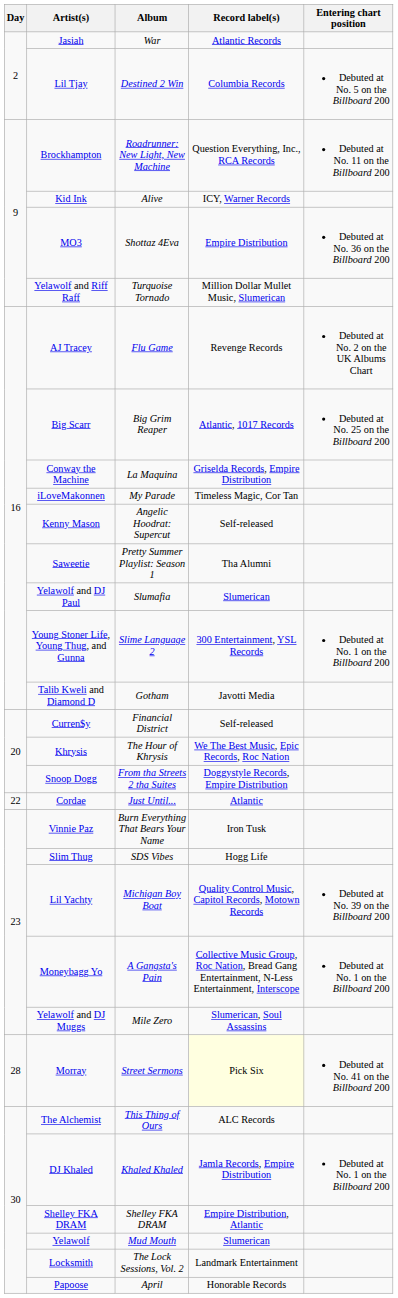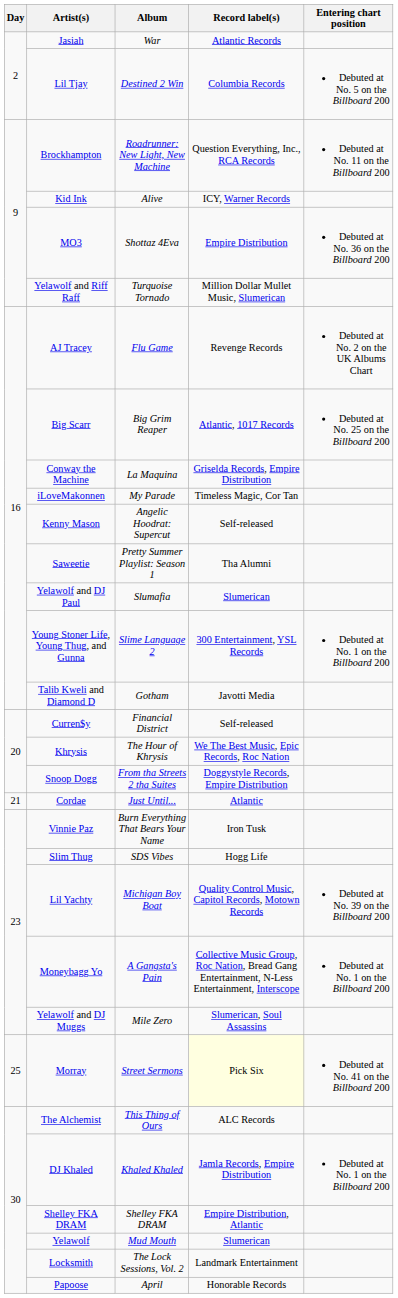(15, 801) 22 -> (15, 801) 21
(15, 1070) 28 -> (15, 1070) 25
